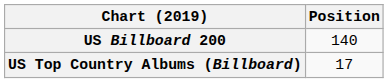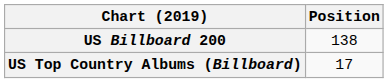(344, 41) 140 -> (344, 41) 138
